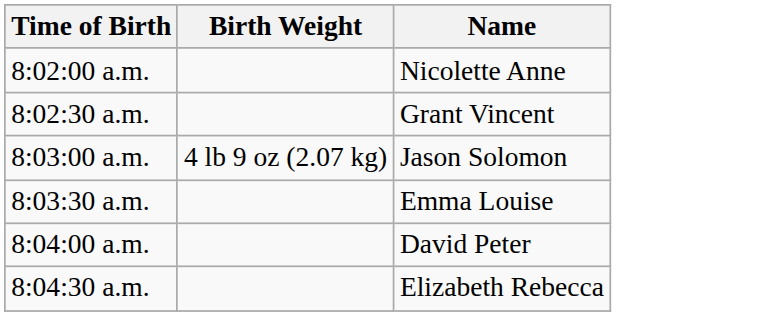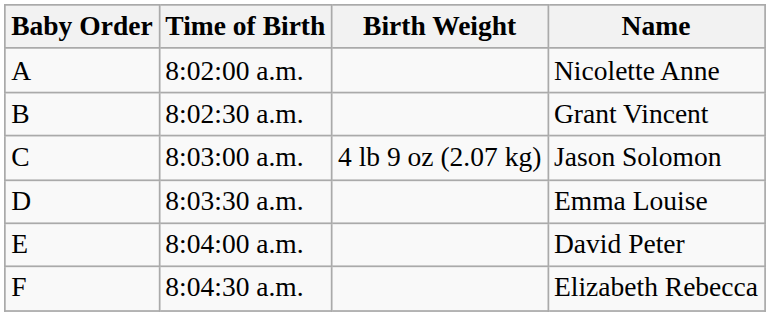+ column: (82, 26)
